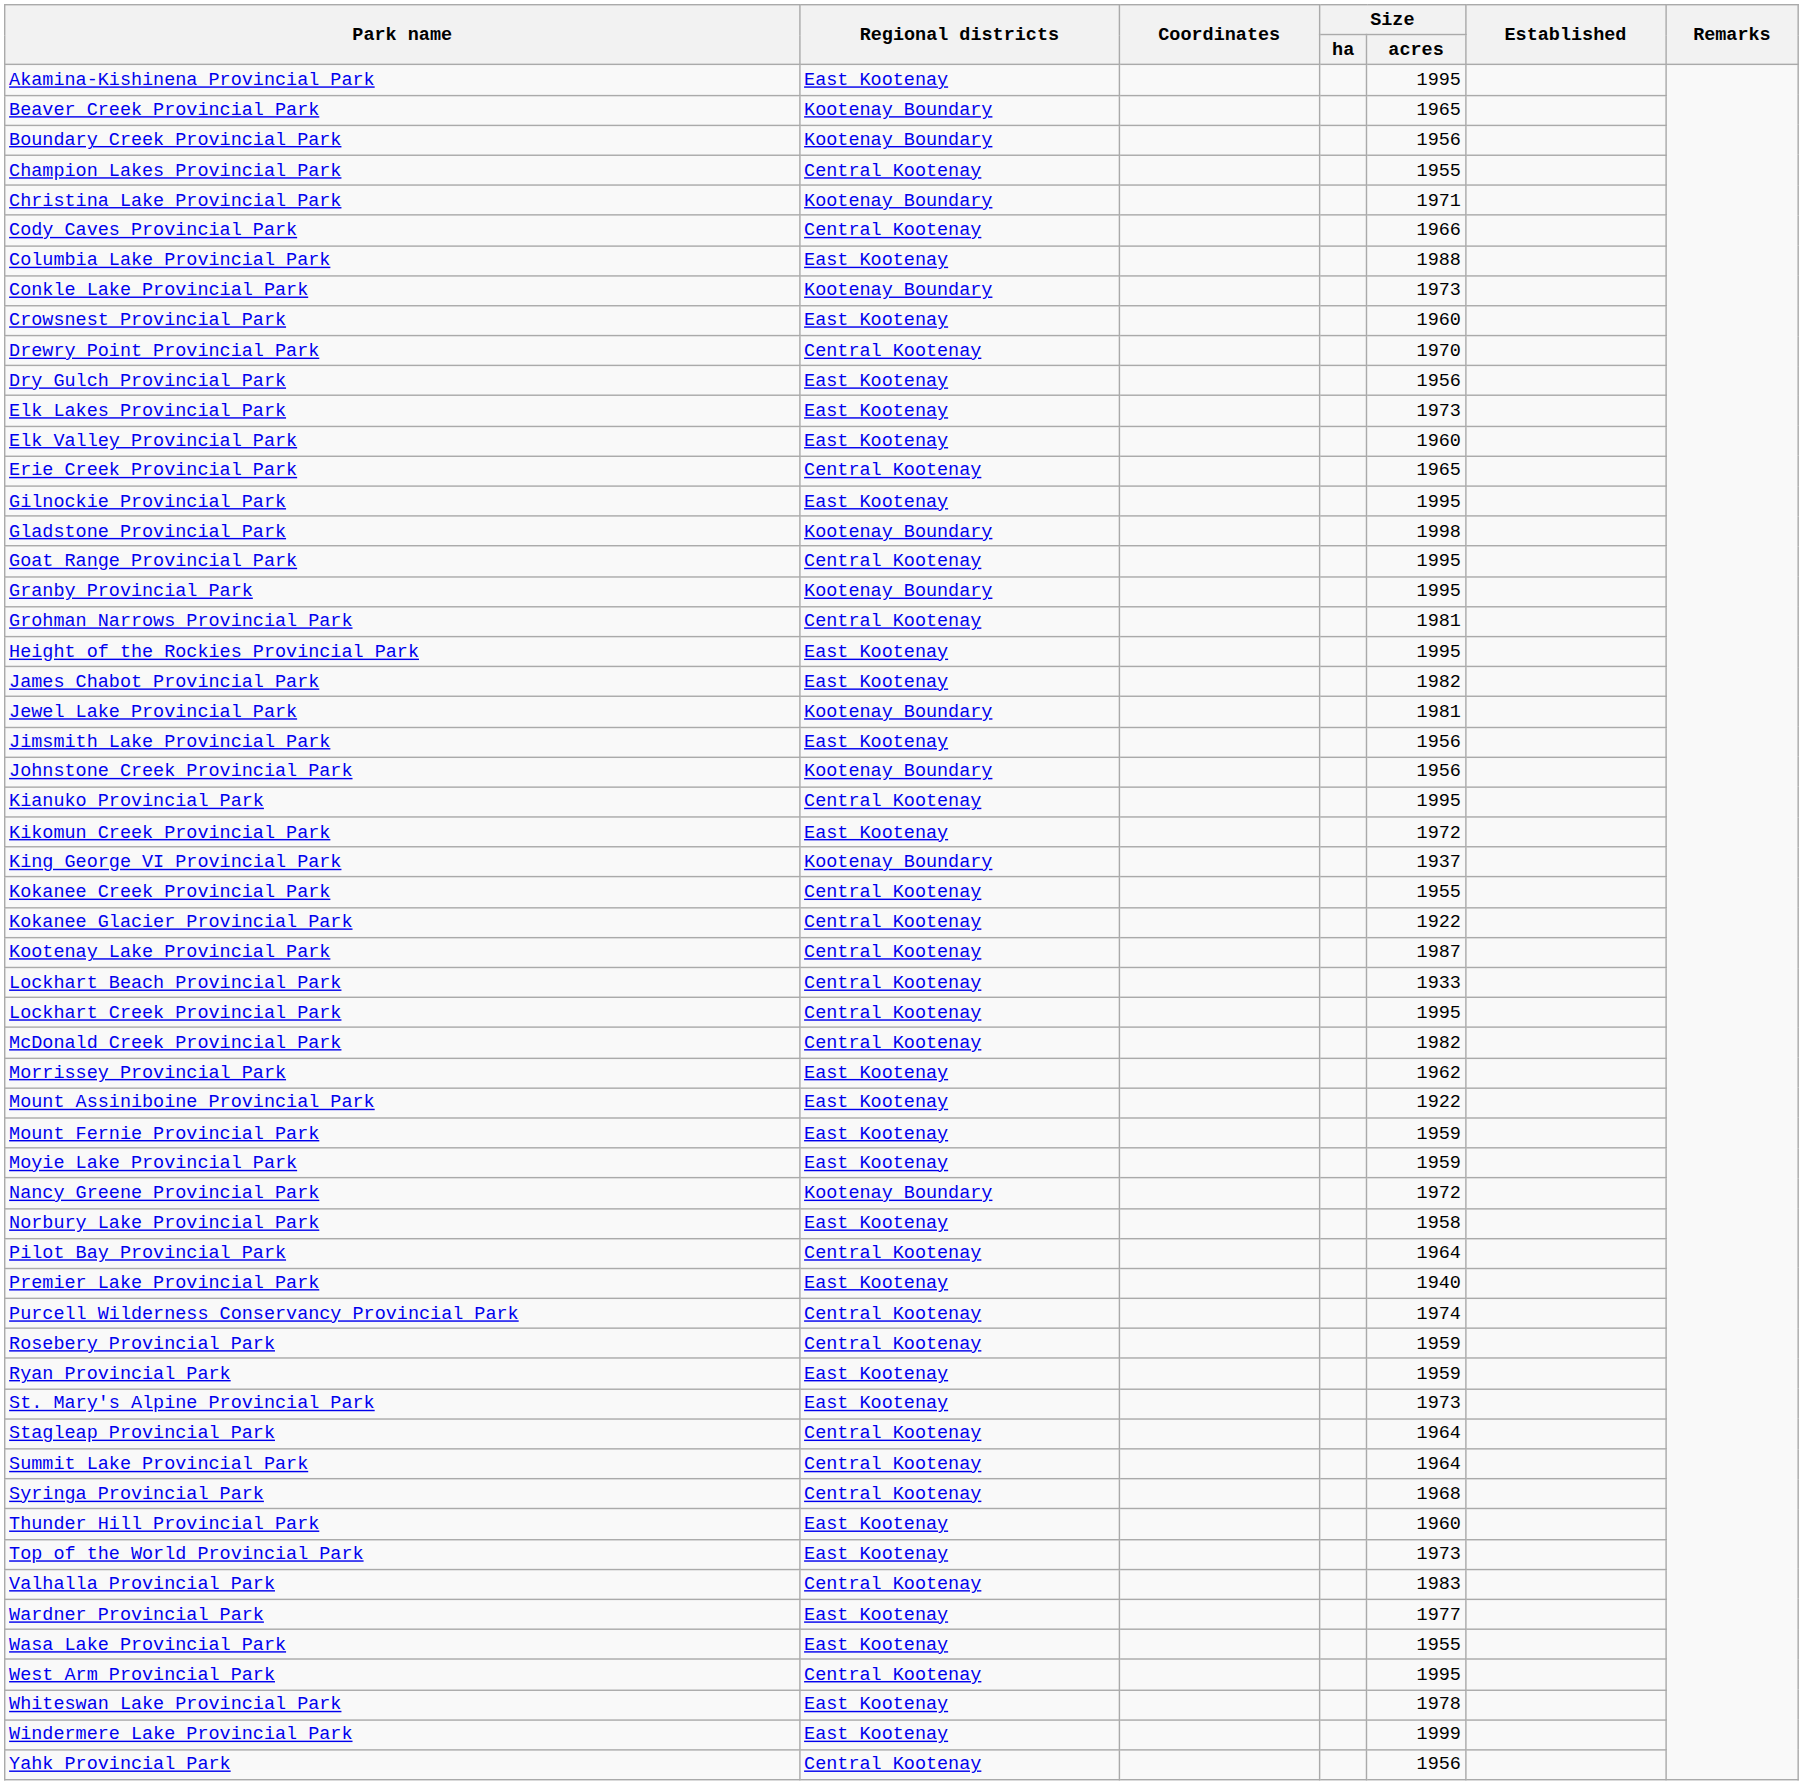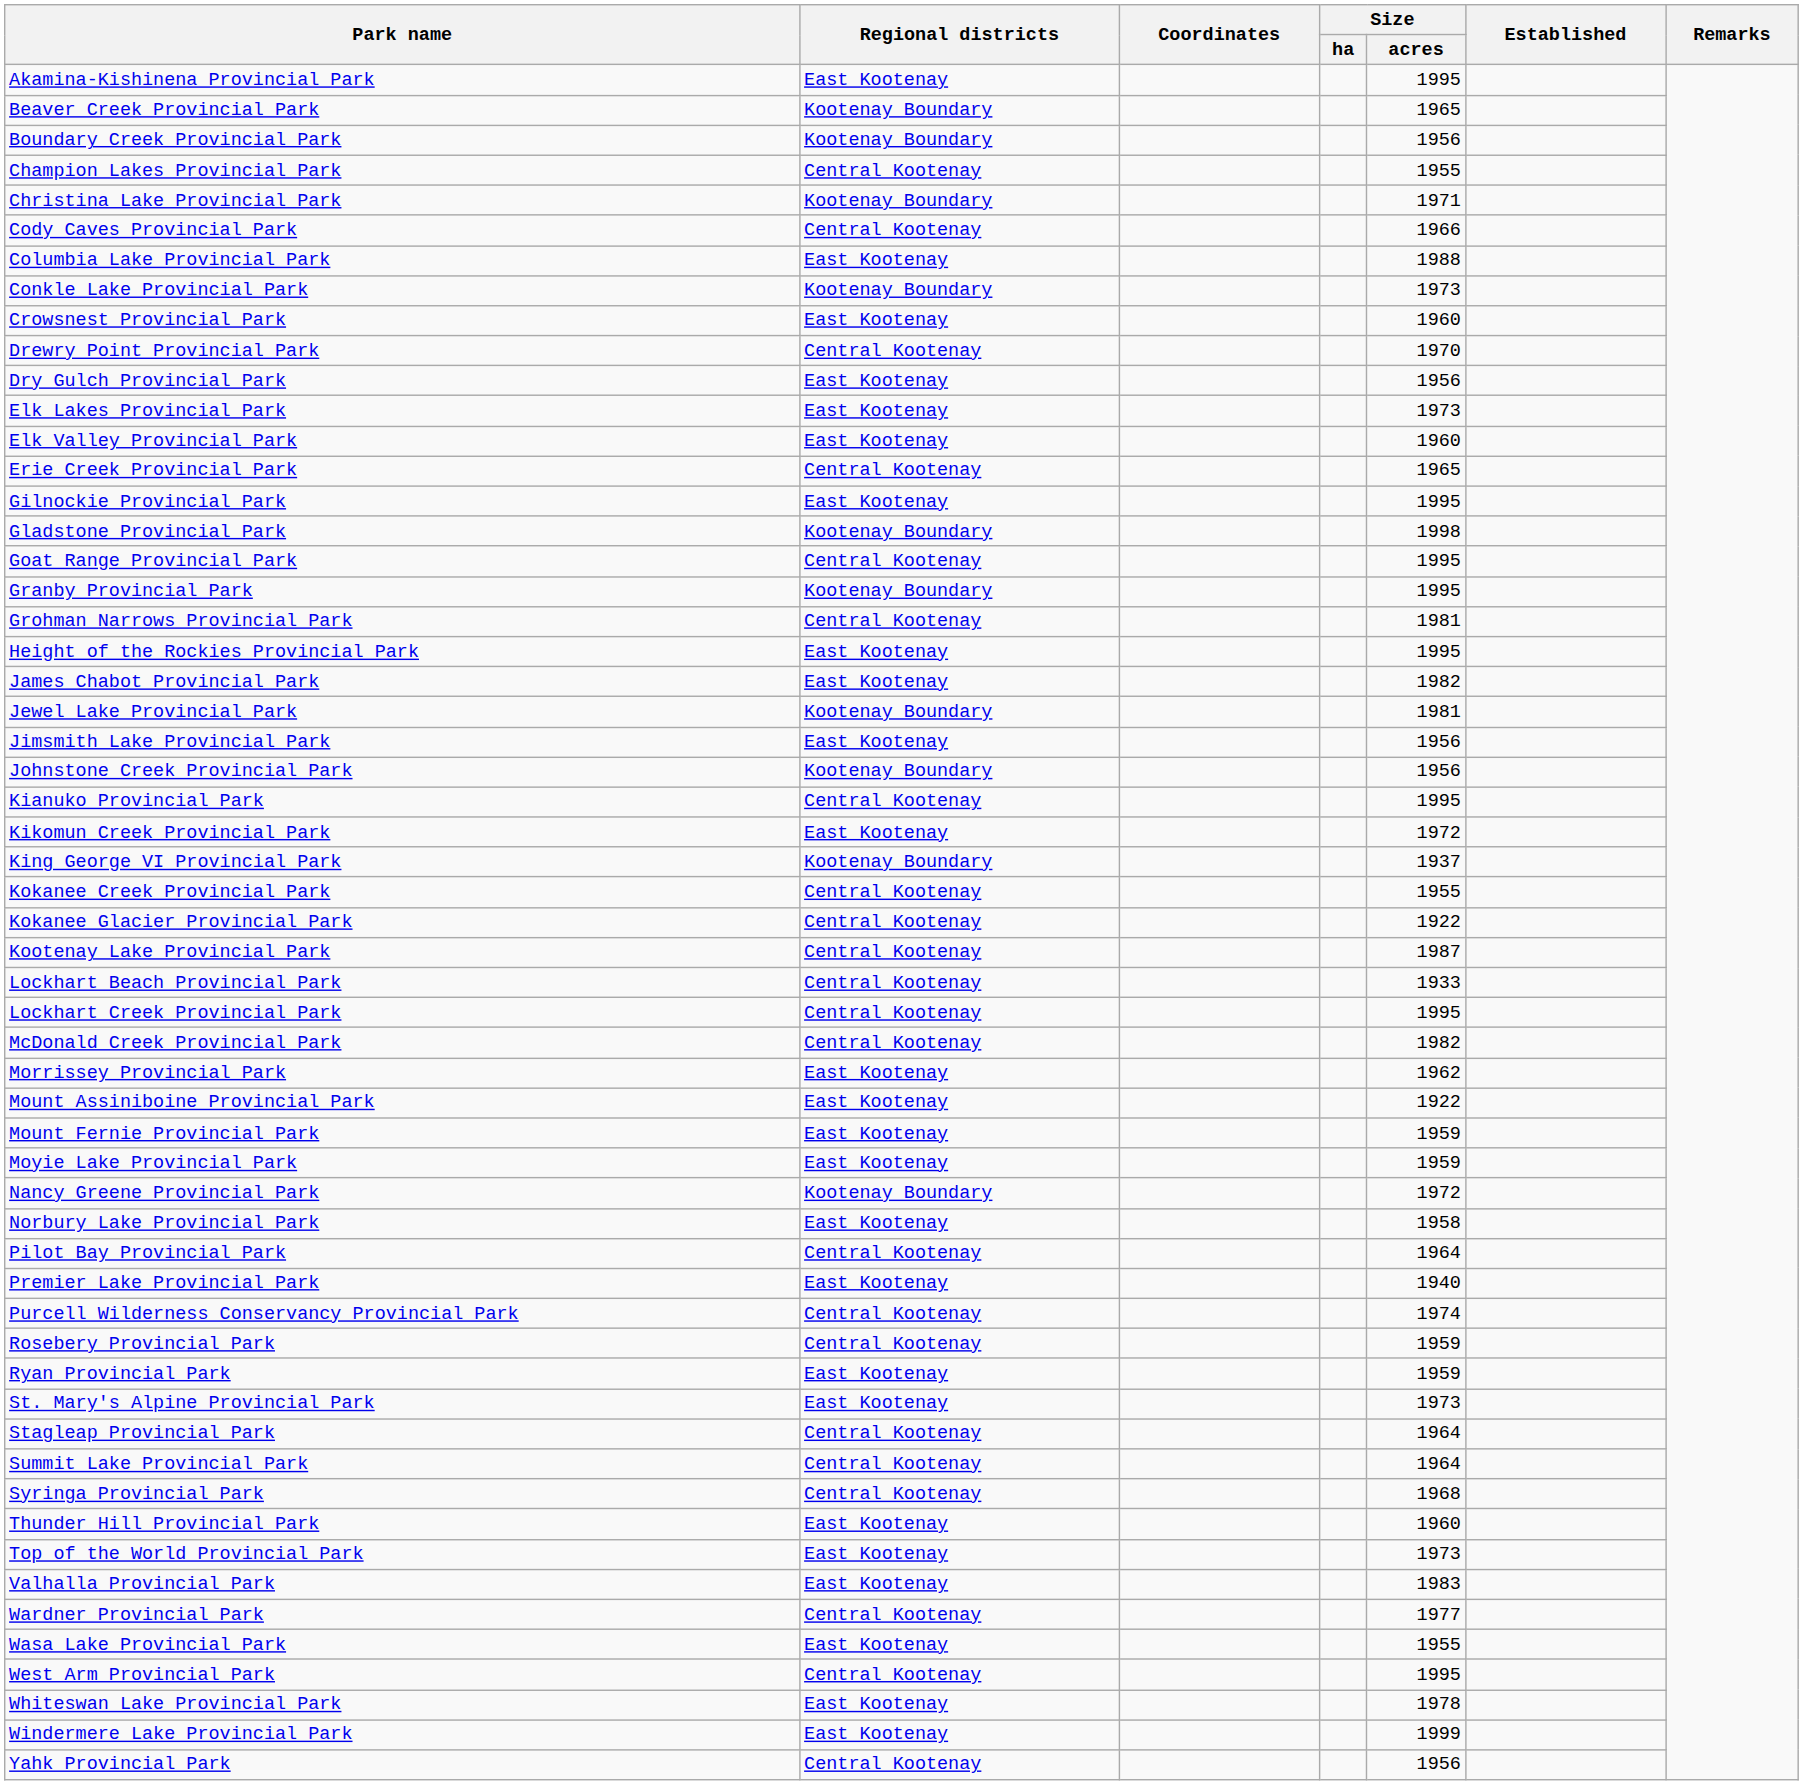(893, 1584) Central Kootenay -> (876, 1584) East Kootenay
(876, 1614) East Kootenay -> (893, 1614) Central Kootenay
